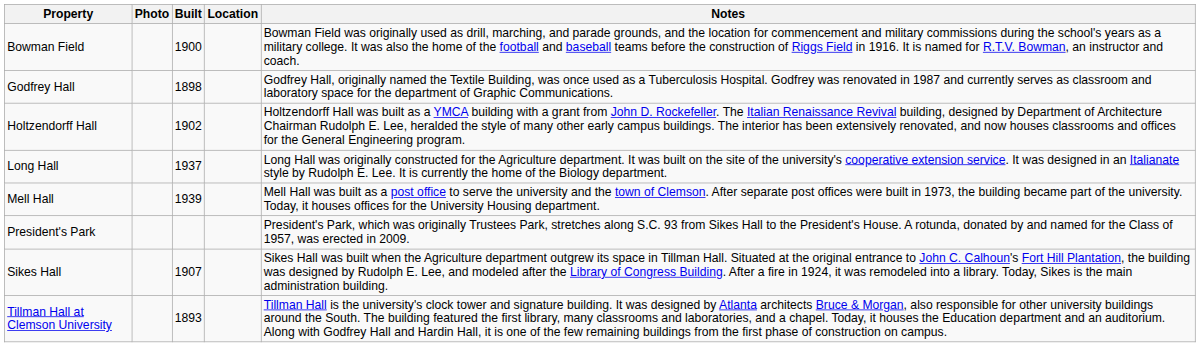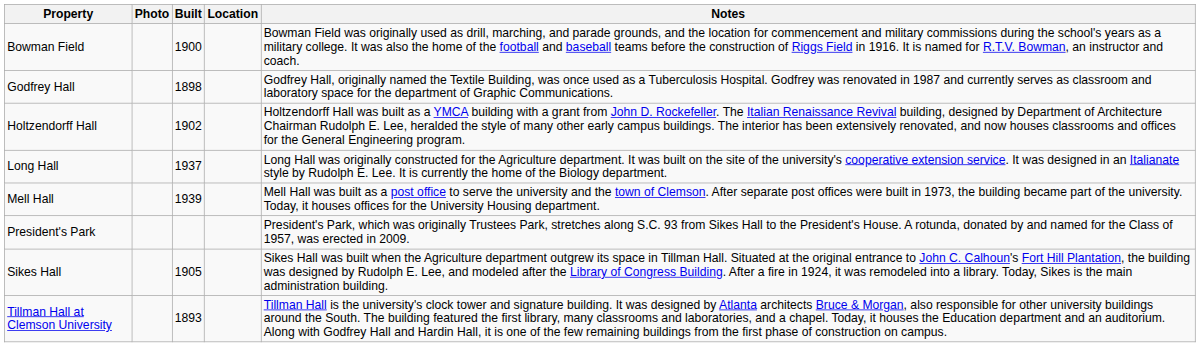(188, 272) 1907 -> (188, 272) 1905
